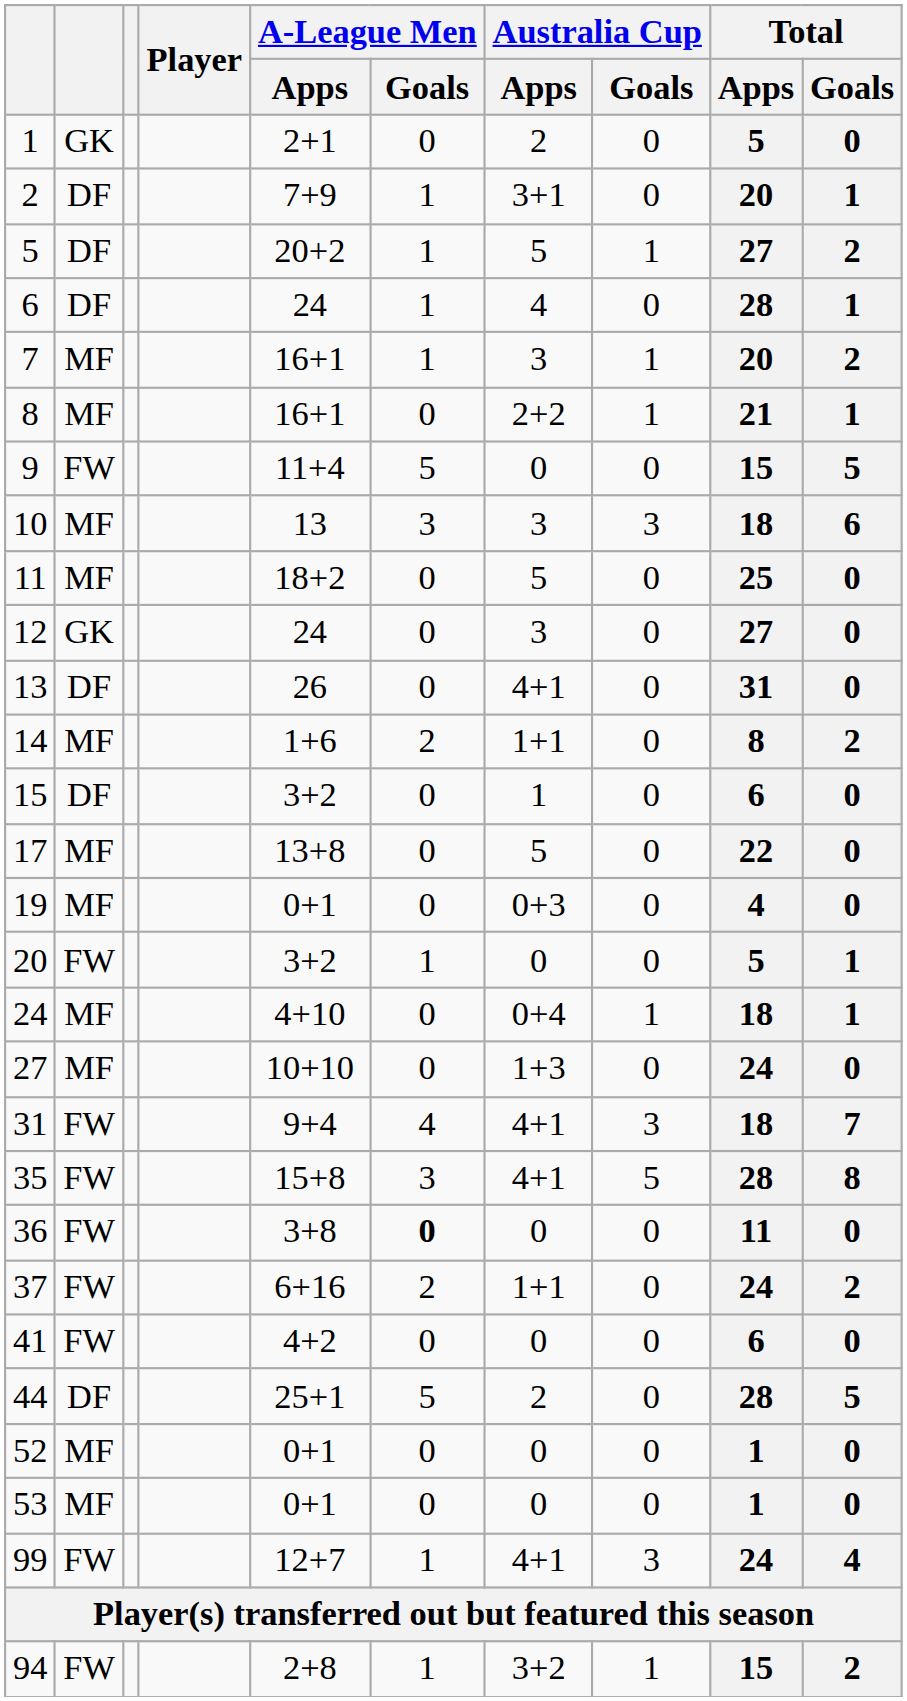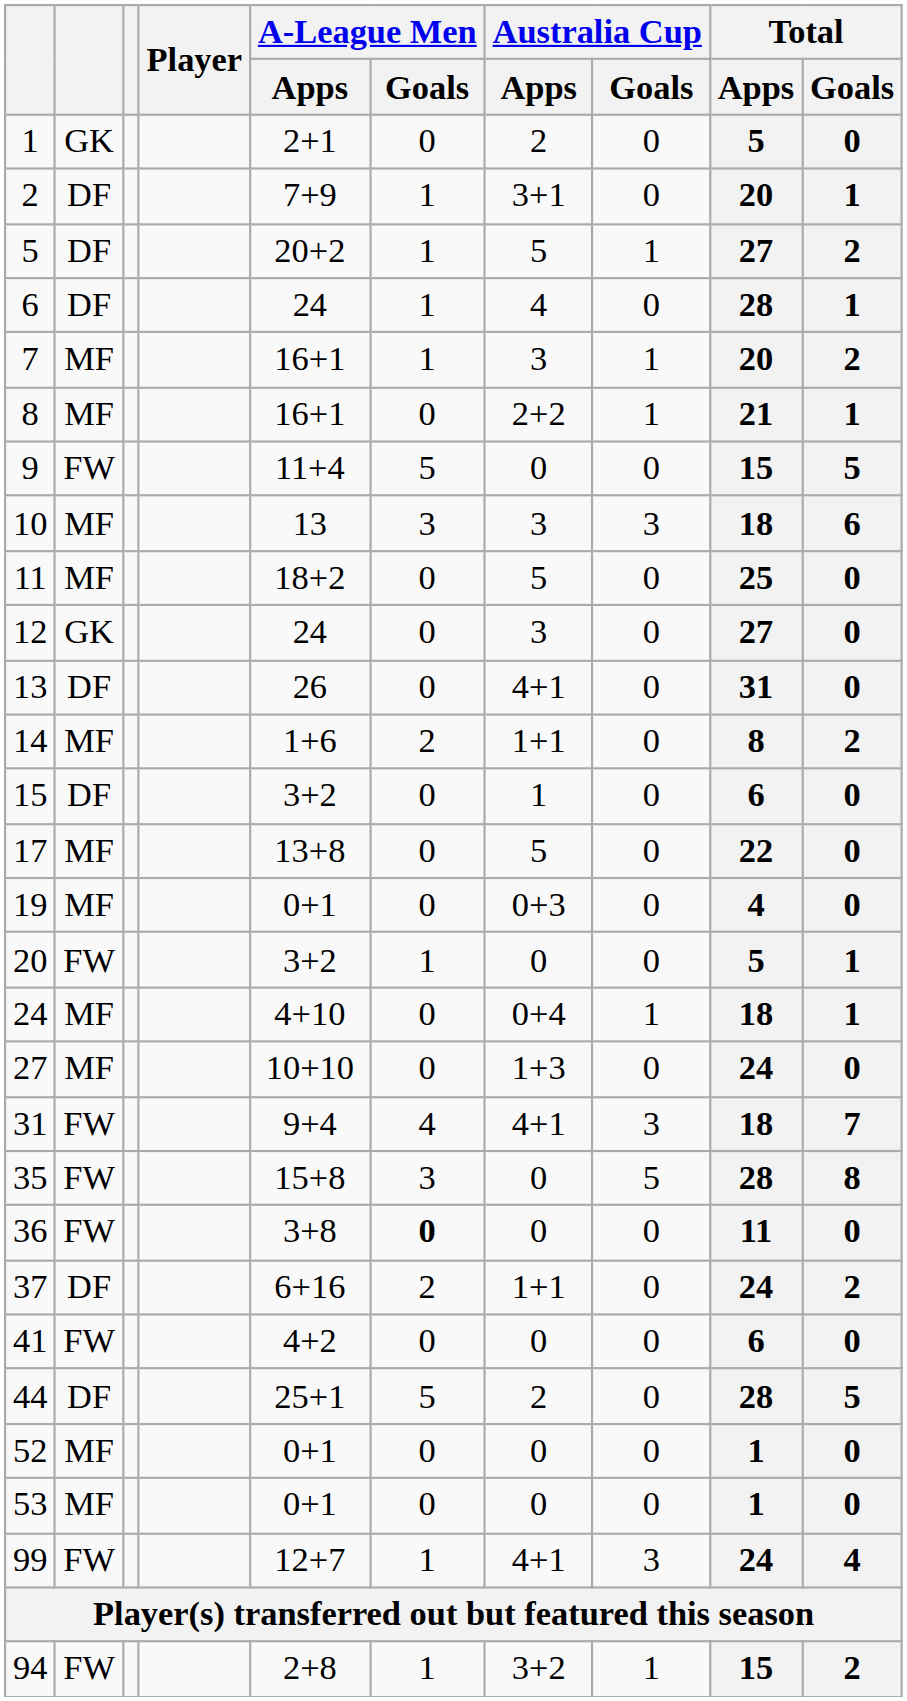(539, 1177) 4+1 -> (539, 1177) 0
(89, 1286) FW -> (89, 1286) DF
